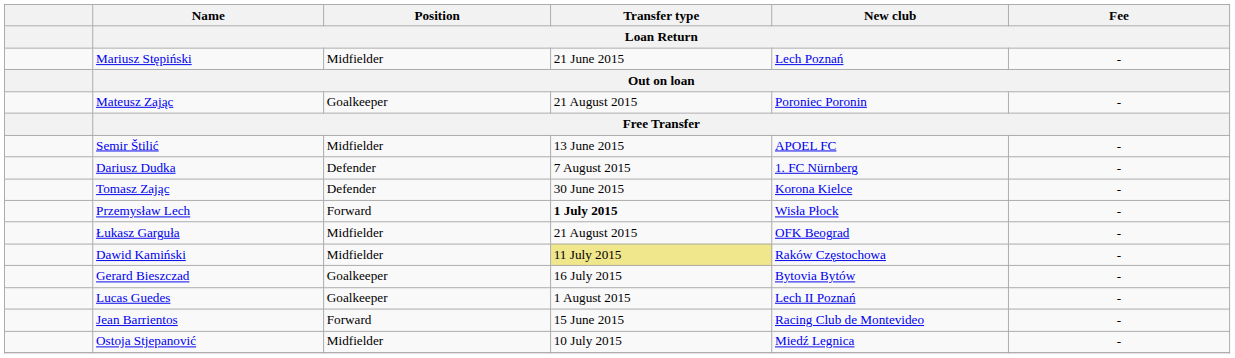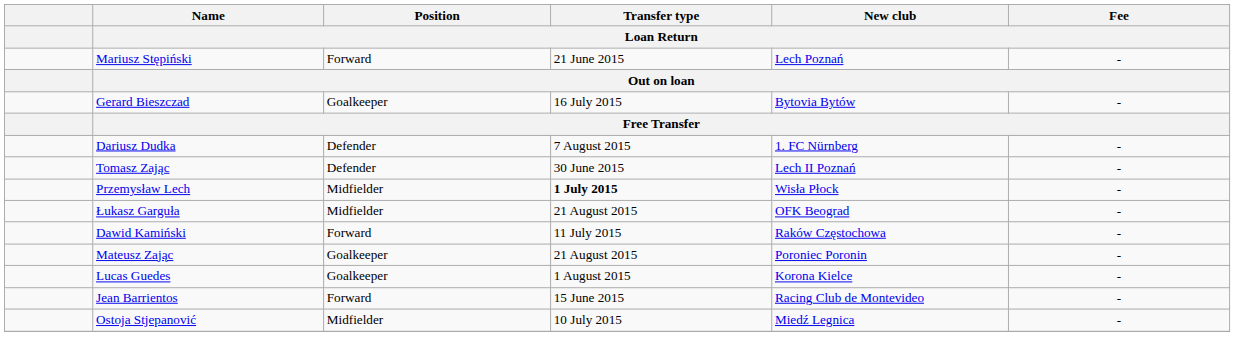(355, 58) Midfielder -> (349, 58) Forward
rows swapped: (135, 102) <-> (143, 276)
- row: (127, 145)
(814, 189) Korona Kielce -> (815, 167) Lech II Poznań
(349, 210) Forward -> (355, 189) Midfielder
(355, 254) Midfielder -> (349, 232) Forward
(588, 254) khaki background -> (588, 232) no background
(815, 297) Lech II Poznań -> (814, 276) Korona Kielce
